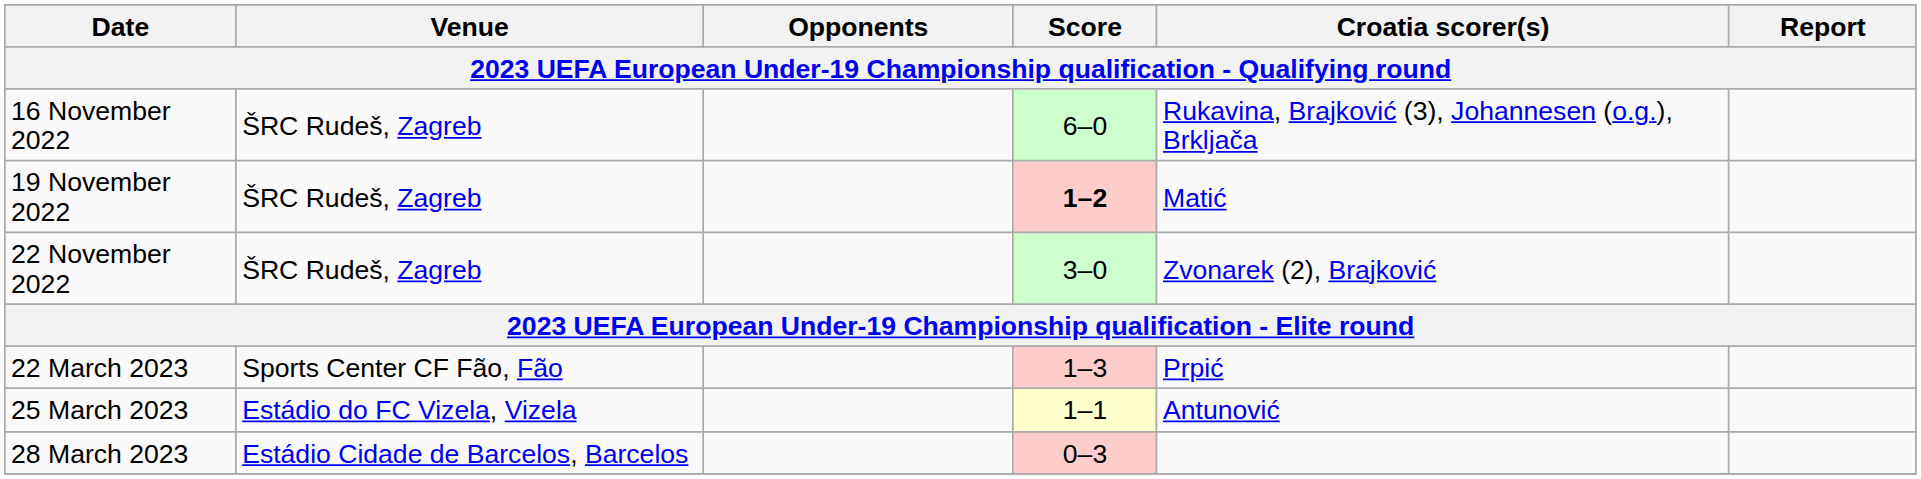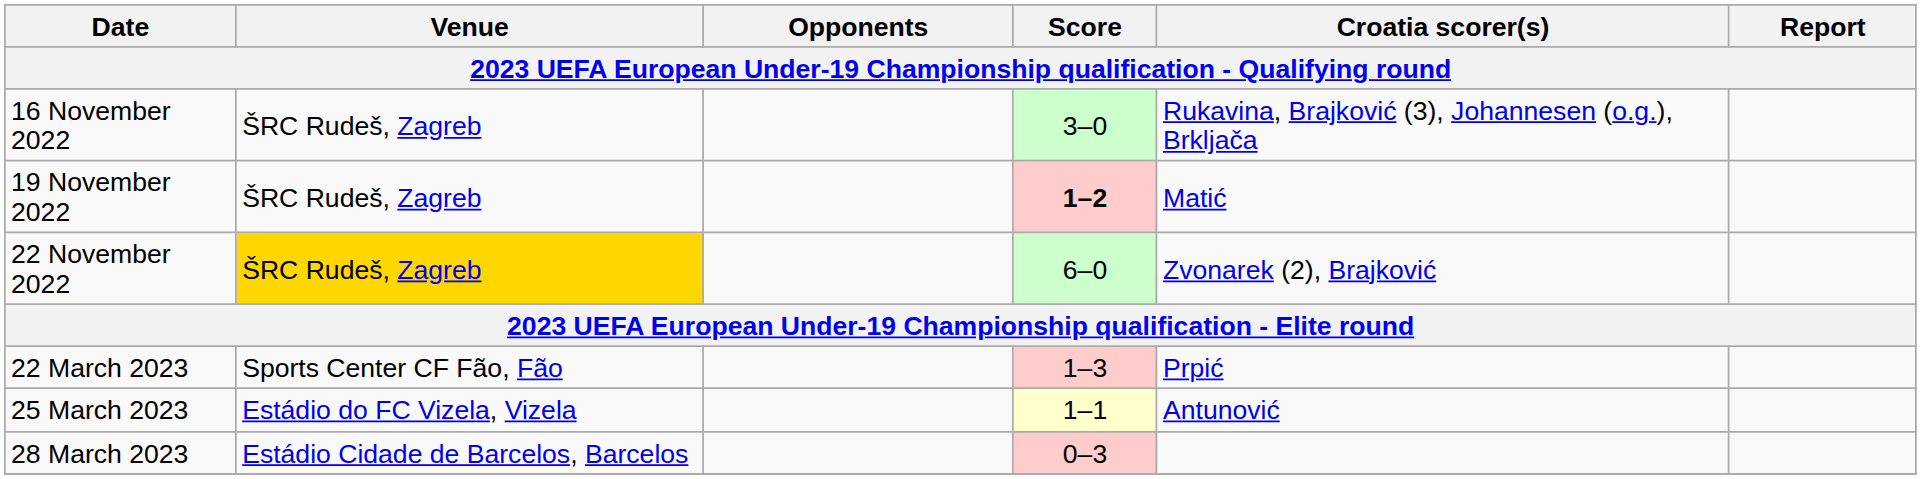(1085, 125) 6–0 -> (1085, 125) 3–0
(362, 269) no background -> (362, 269) gold background
(1085, 269) 3–0 -> (1085, 269) 6–0
